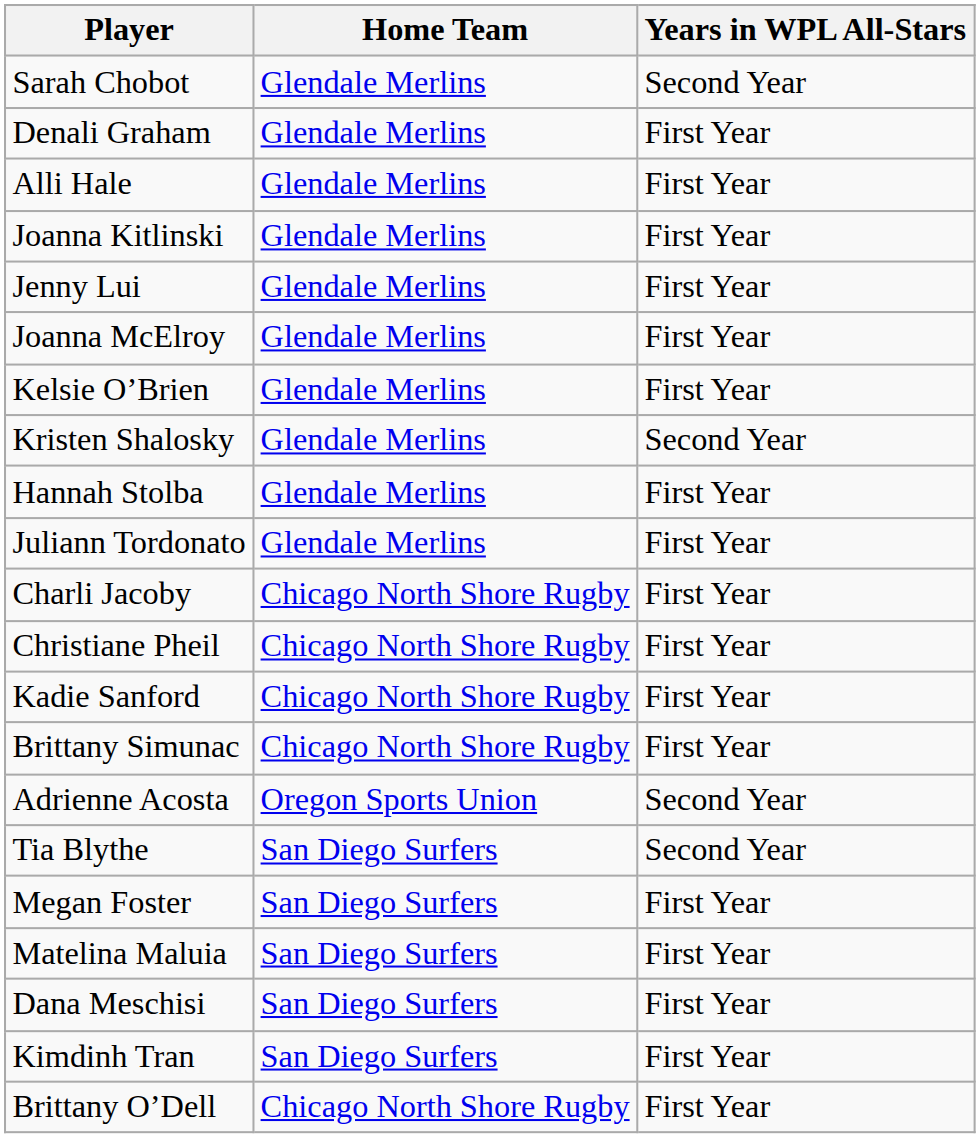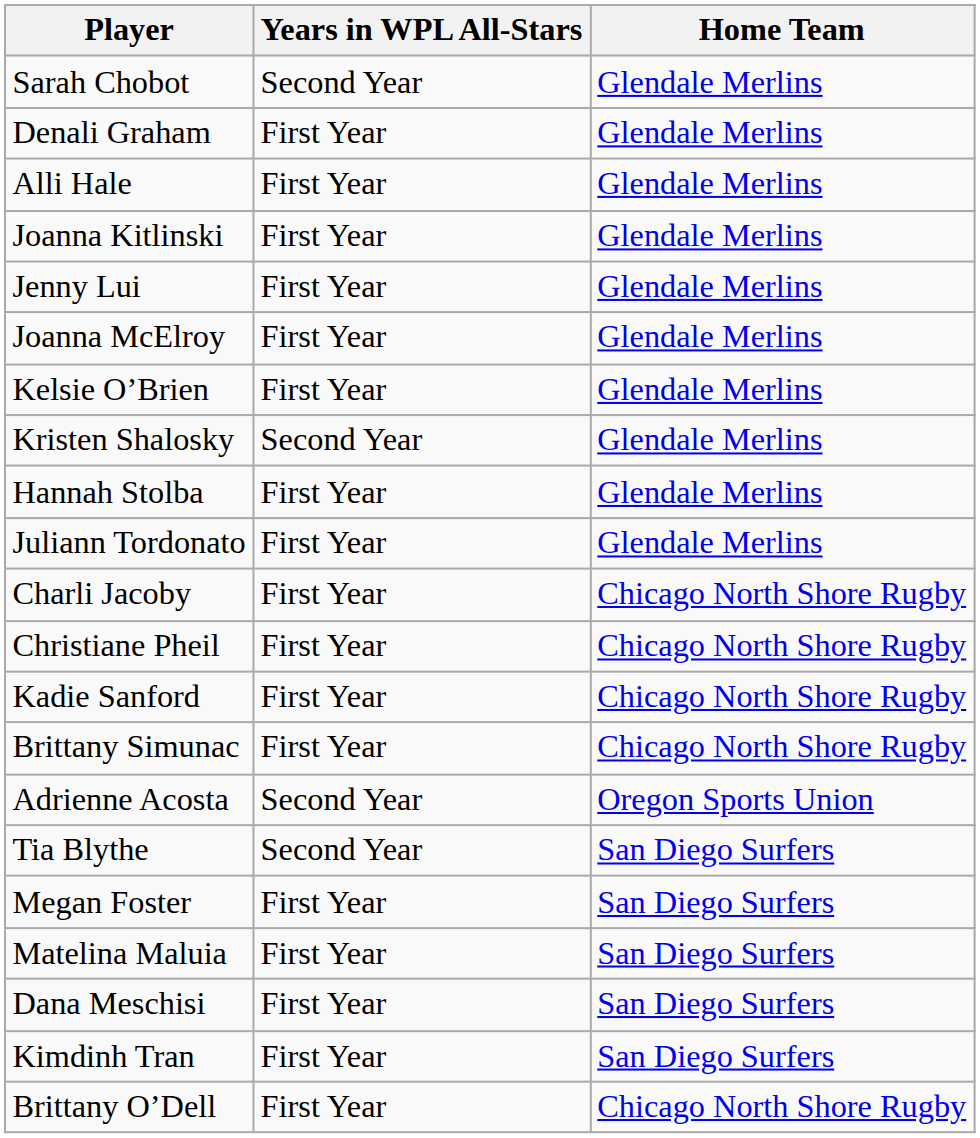columns swapped: (445, 30) <-> (805, 30)
